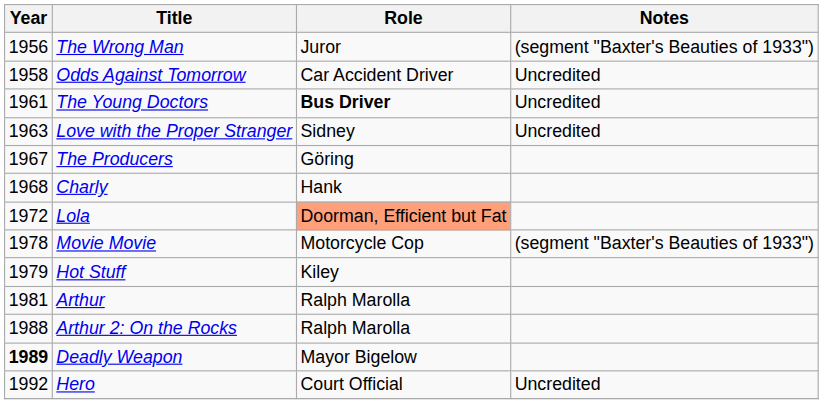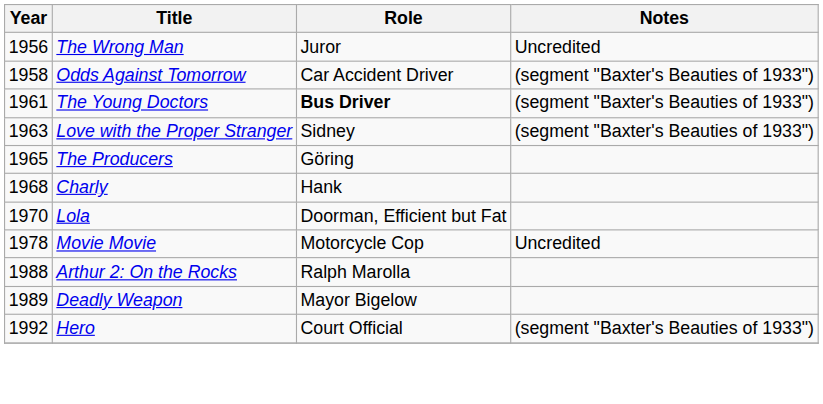(664, 46) (segment "Baxter's Beauties of 1933") -> (558, 46) Uncredited
(558, 74) Uncredited -> (664, 74) (segment "Baxter's Beauties of 1933")
(558, 103) Uncredited -> (664, 103) (segment "Baxter's Beauties of 1933")
(558, 131) Uncredited -> (664, 131) (segment "Baxter's Beauties of 1933")
(28, 159) 1967 -> (28, 159) 1965
(28, 215) 1972 -> (28, 215) 1970
(403, 215) lightsalmon background -> (403, 215) no background
(664, 243) (segment "Baxter's Beauties of 1933") -> (558, 243) Uncredited
- row: (91, 272)
- row: (81, 300)
(28, 356) bold -> (28, 300) normal
(558, 384) Uncredited -> (664, 328) (segment "Baxter's Beauties of 1933")
